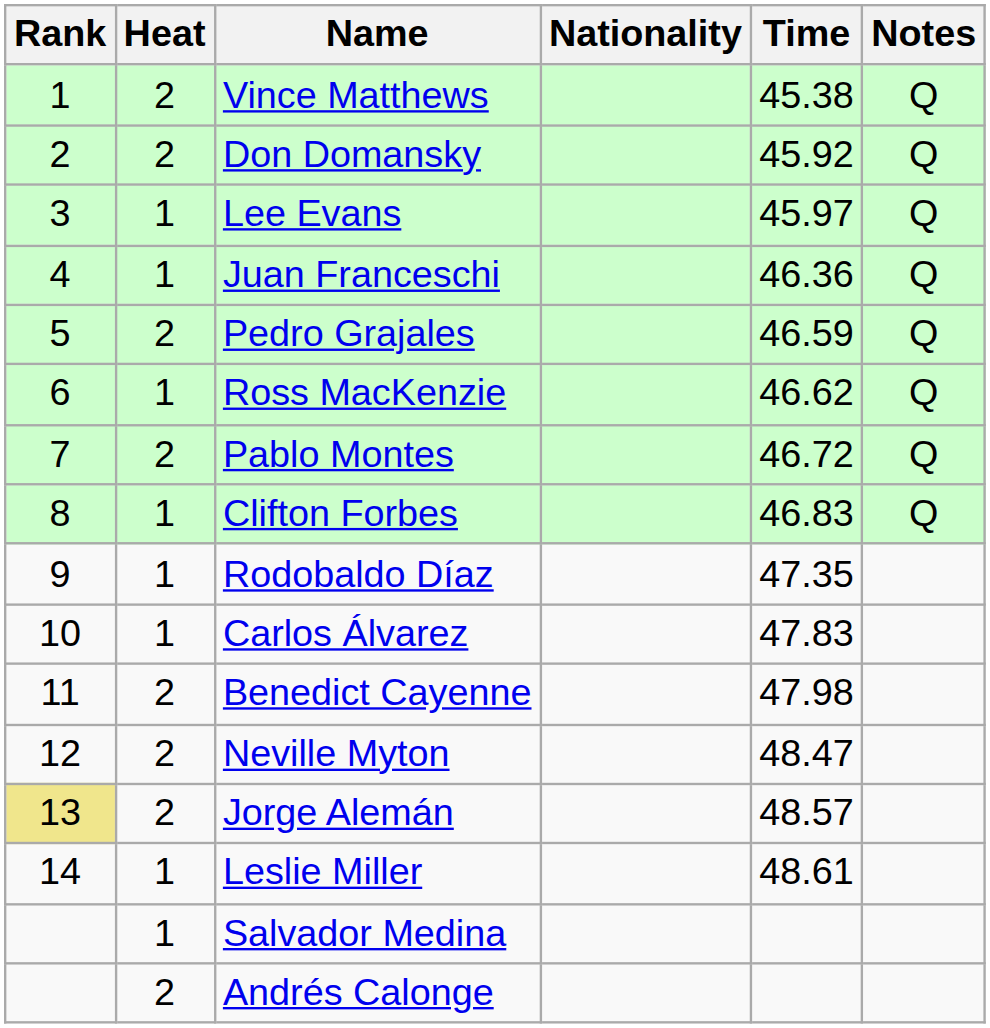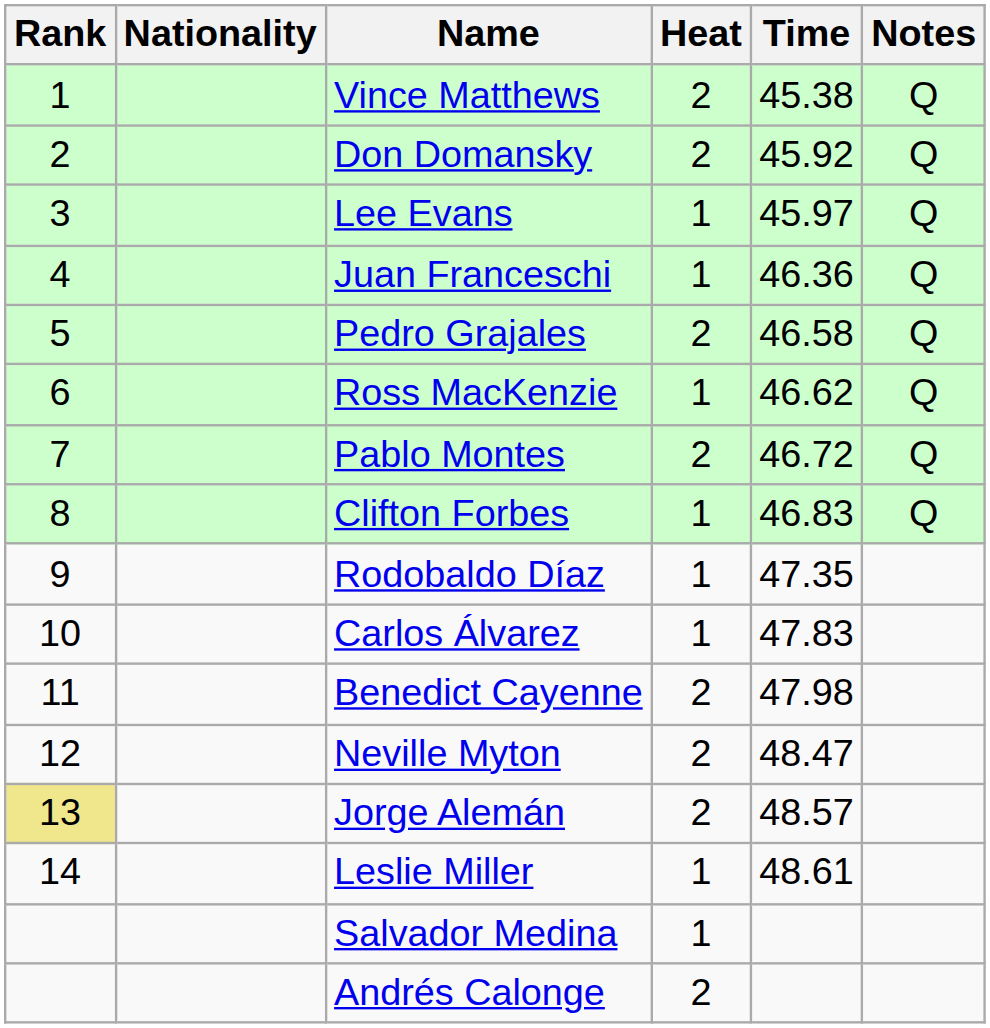columns swapped: (165, 34) <-> (645, 34)
(807, 333) 46.59 -> (807, 333) 46.58
